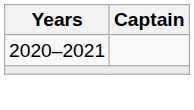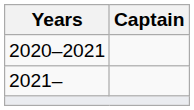+ row: (36, 80)
